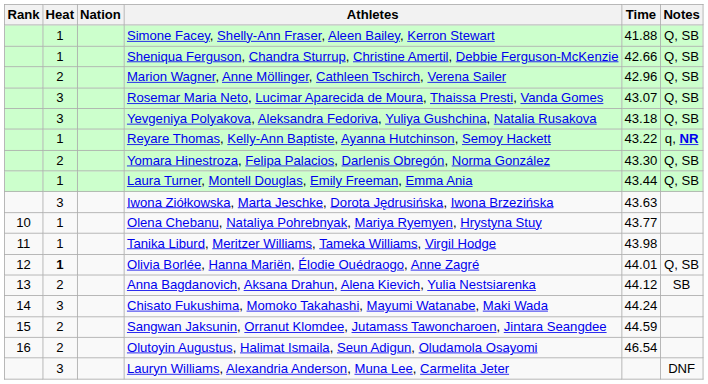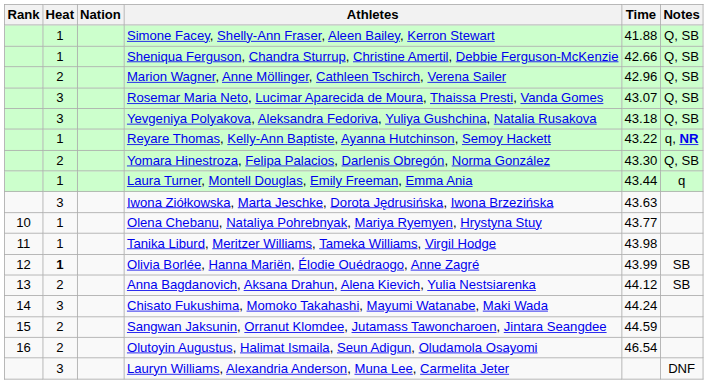(682, 181) Q, SB -> (682, 181) q
(641, 264) 44.01 -> (641, 264) 43.99
(682, 264) Q, SB -> (682, 264) SB
